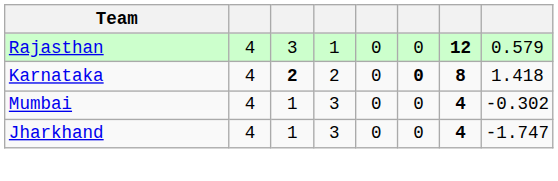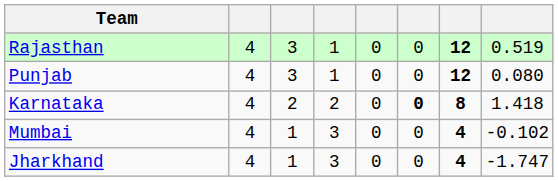(517, 48) 0.579 -> (517, 48) 0.519
+ row: (40, 76)
(292, 76) bold -> (292, 105) normal
(517, 105) -0.302 -> (517, 133) -0.102
